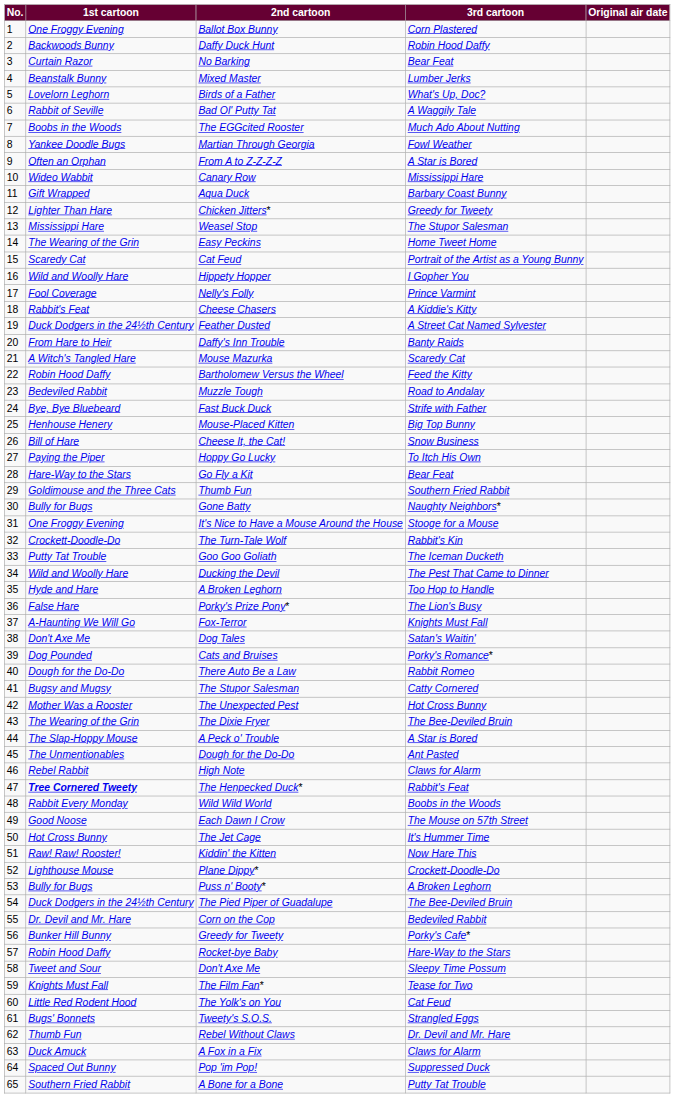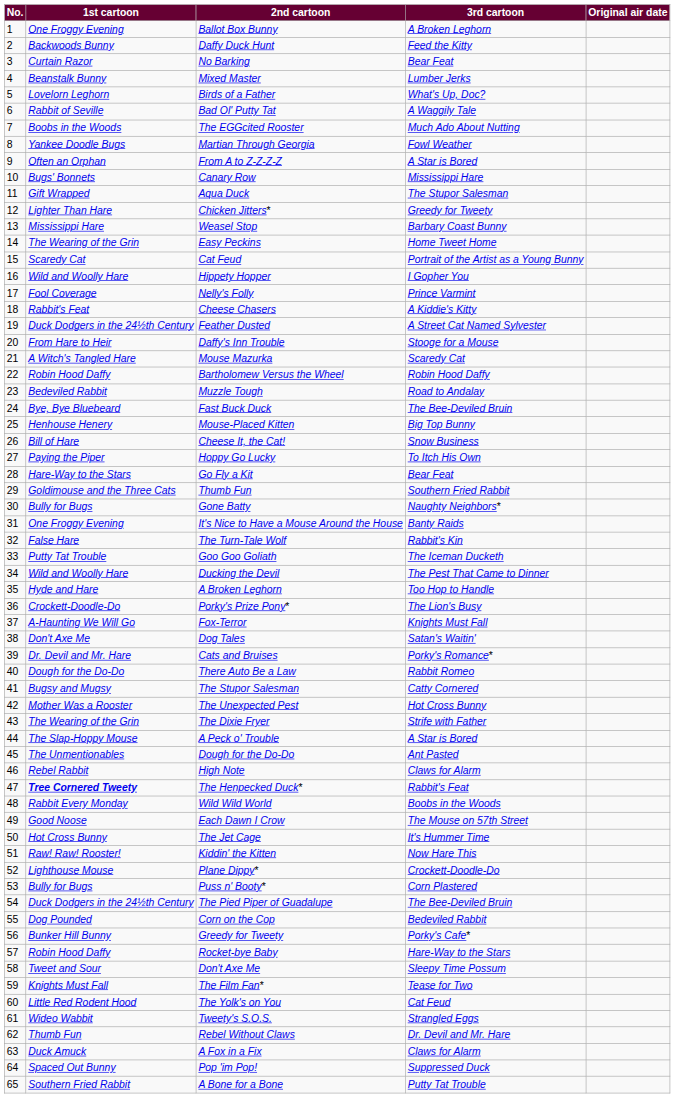(442, 29) Corn Plastered -> (449, 29) A Broken Leghorn
(449, 45) Robin Hood Daffy -> (440, 45) Feed the Kitty
(61, 177) Wideo Wabbit -> (62, 177) Bugs' Bonnets
(457, 194) Barbary Coast Bunny -> (458, 194) The Stupor Salesman
(458, 227) The Stupor Salesman -> (457, 227) Barbary Coast Bunny
(436, 342) Banty Raids -> (453, 342) Stooge for a Mouse
(440, 375) Feed the Kitty -> (449, 375) Robin Hood Daffy
(447, 408) Strife with Father -> (460, 408) The Bee-Deviled Bruin
(453, 524) Stooge for a Mouse -> (436, 524) Banty Raids
(74, 540) Crockett-Doodle-Do -> (54, 540) False Hare
(54, 606) False Hare -> (74, 606) Crockett-Doodle-Do
(60, 656) Dog Pounded -> (80, 656) Dr. Devil and Mr. Hare
(460, 721) The Bee-Deviled Bruin -> (447, 721) Strife with Father
(449, 886) A Broken Leghorn -> (442, 886) Corn Plastered
(80, 919) Dr. Devil and Mr. Hare -> (60, 919) Dog Pounded
(62, 1018) Bugs' Bonnets -> (61, 1018) Wideo Wabbit
